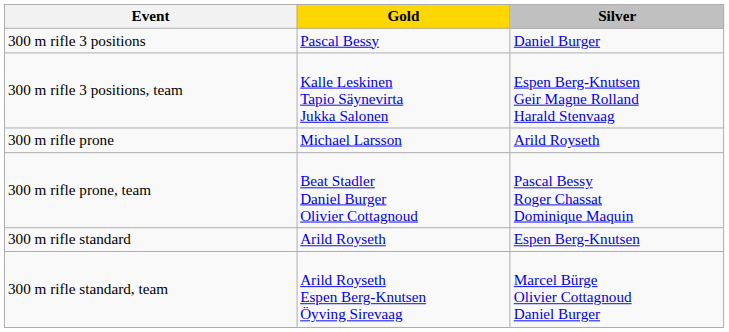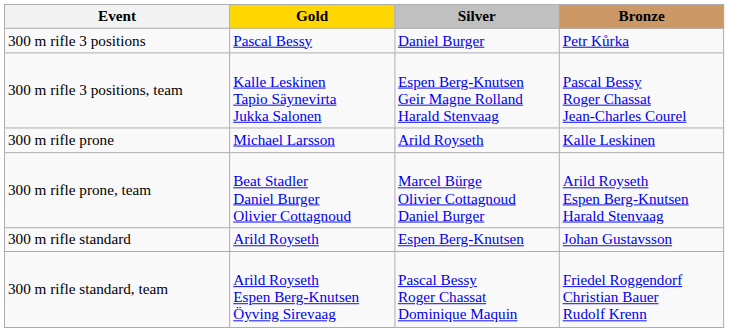+ column: (642, 16)
(574, 198) Pascal Bessy Roger Chassat Dominique Maquin -> (457, 198) Marcel Bürge Olivier Cottagnoud Daniel Burger
(573, 297) Marcel Bürge Olivier Cottagnoud Daniel Burger -> (458, 297) Pascal Bessy Roger Chassat Dominique Maquin
